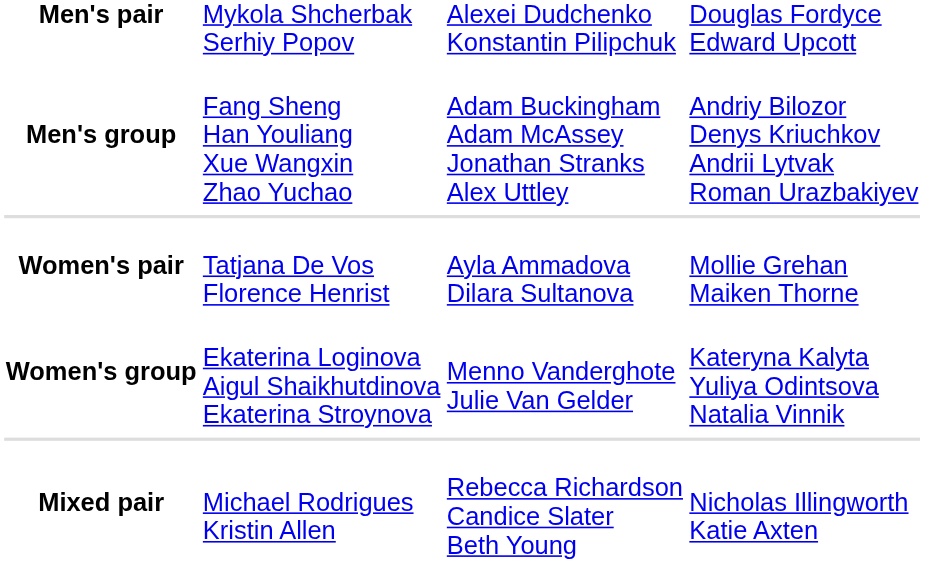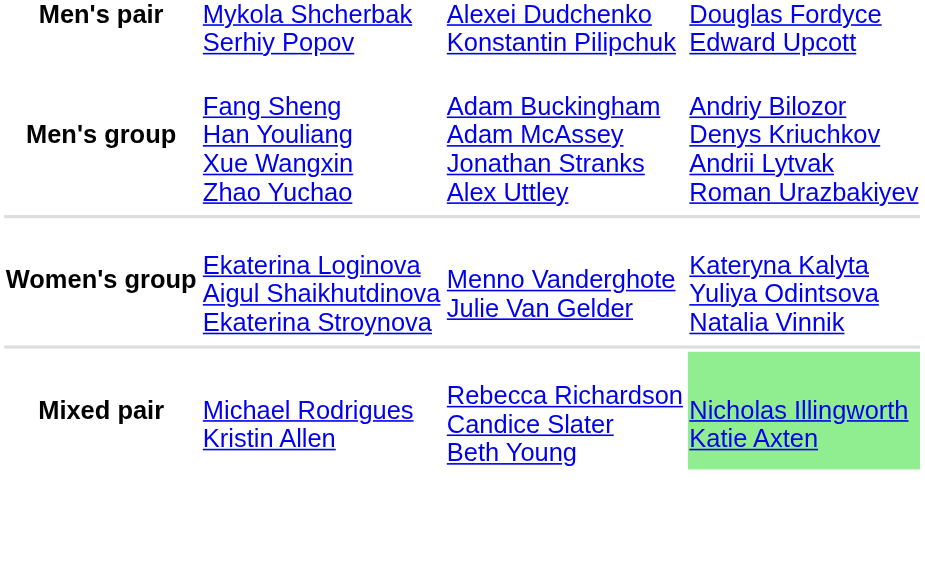- row: (101, 265)
(799, 516) no background -> (799, 424) lightgreen background
